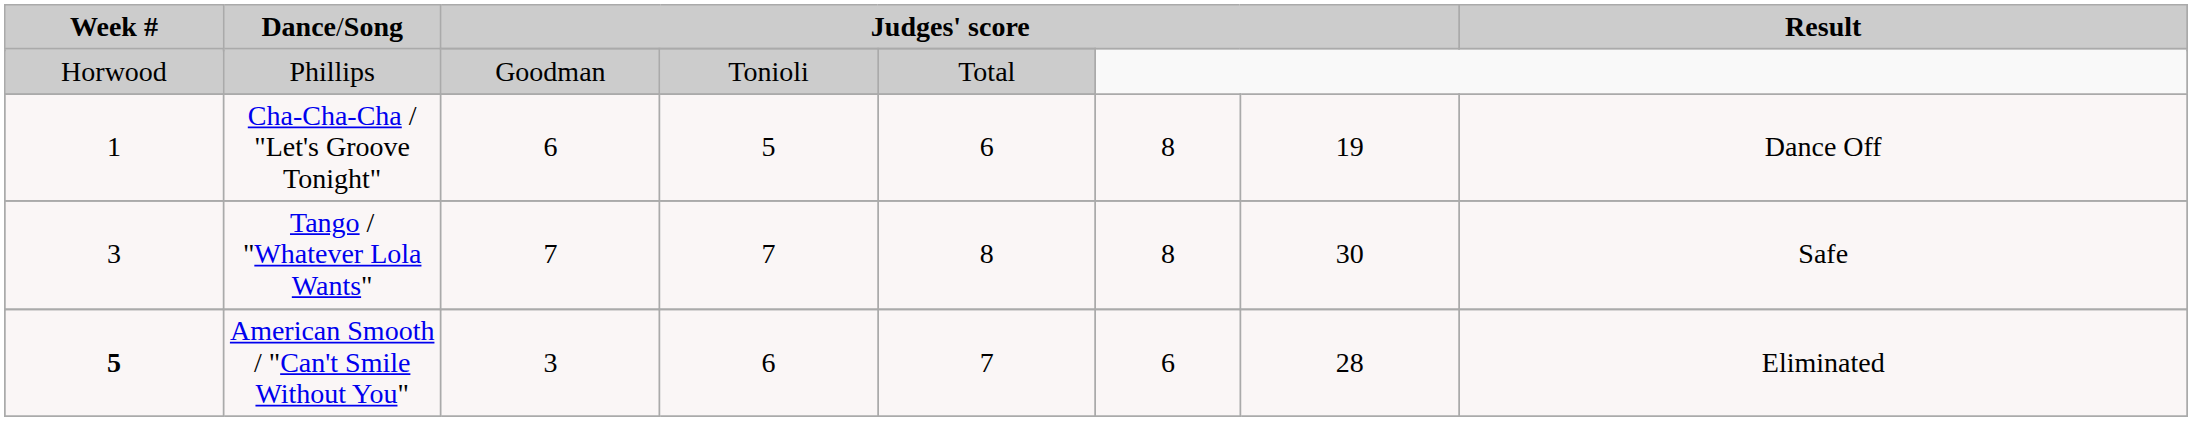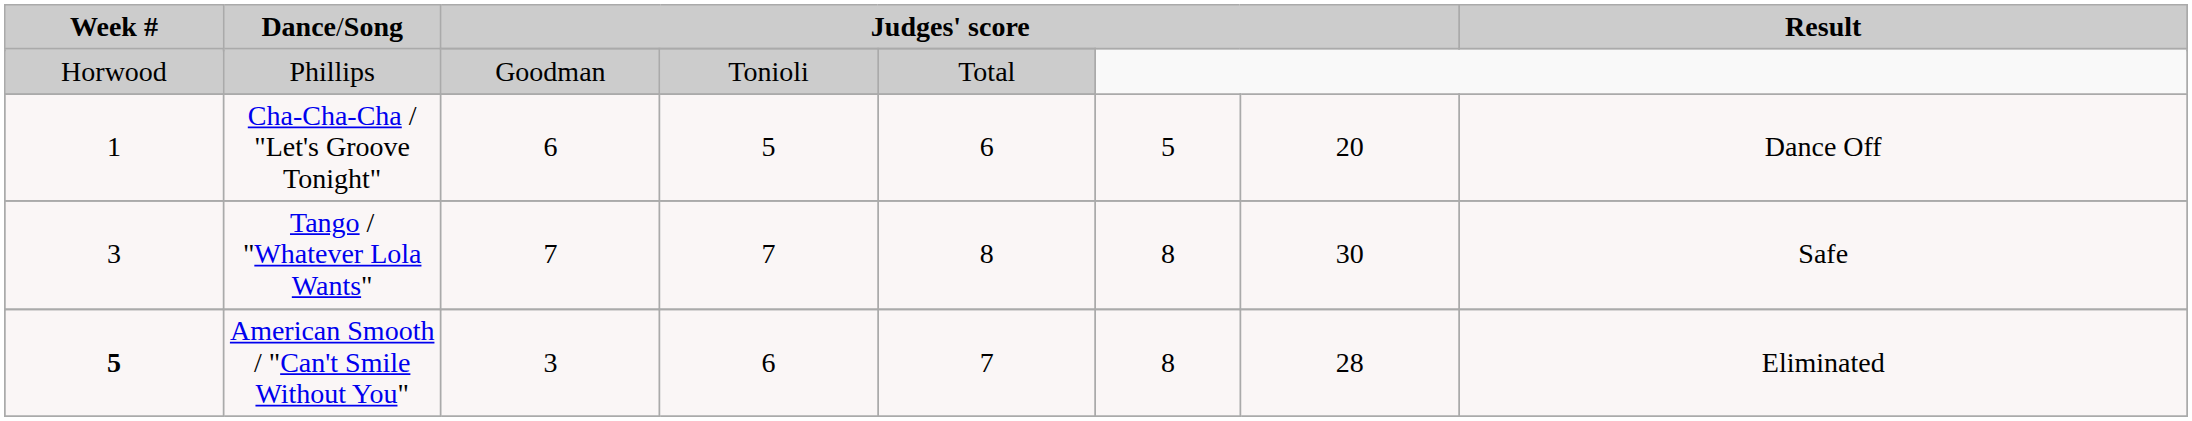(1168, 147) 8 -> (1168, 147) 5
(1350, 147) 19 -> (1350, 147) 20
(1168, 361) 6 -> (1168, 361) 8
